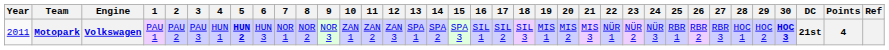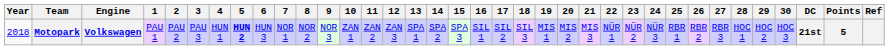(18, 32) 2011 -> (18, 32) 2018
(786, 32) bold -> (786, 32) normal
(843, 32) 4 -> (843, 32) 5
